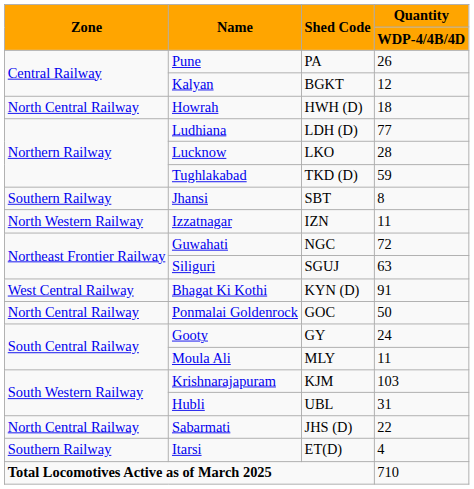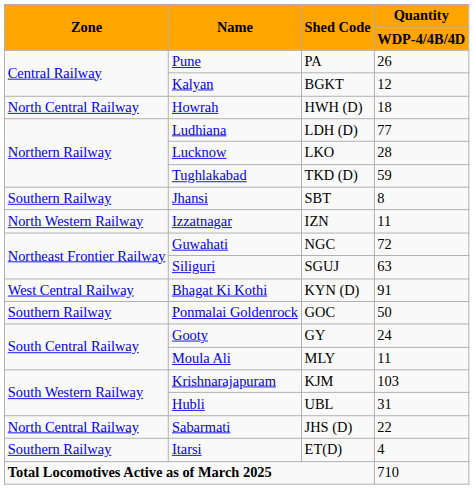(73, 312) North Central Railway -> (60, 312) Southern Railway
